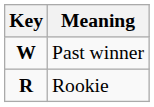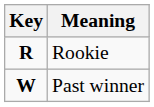rows swapped: (80, 85) <-> (98, 53)
